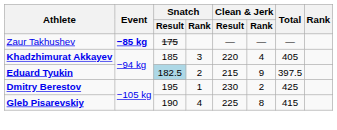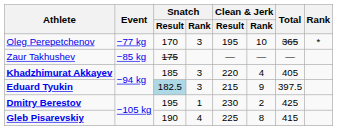+ row: (51, 42)
(132, 42) bold -> (131, 57) normal
(199, 72) 2 -> (199, 88) 3
